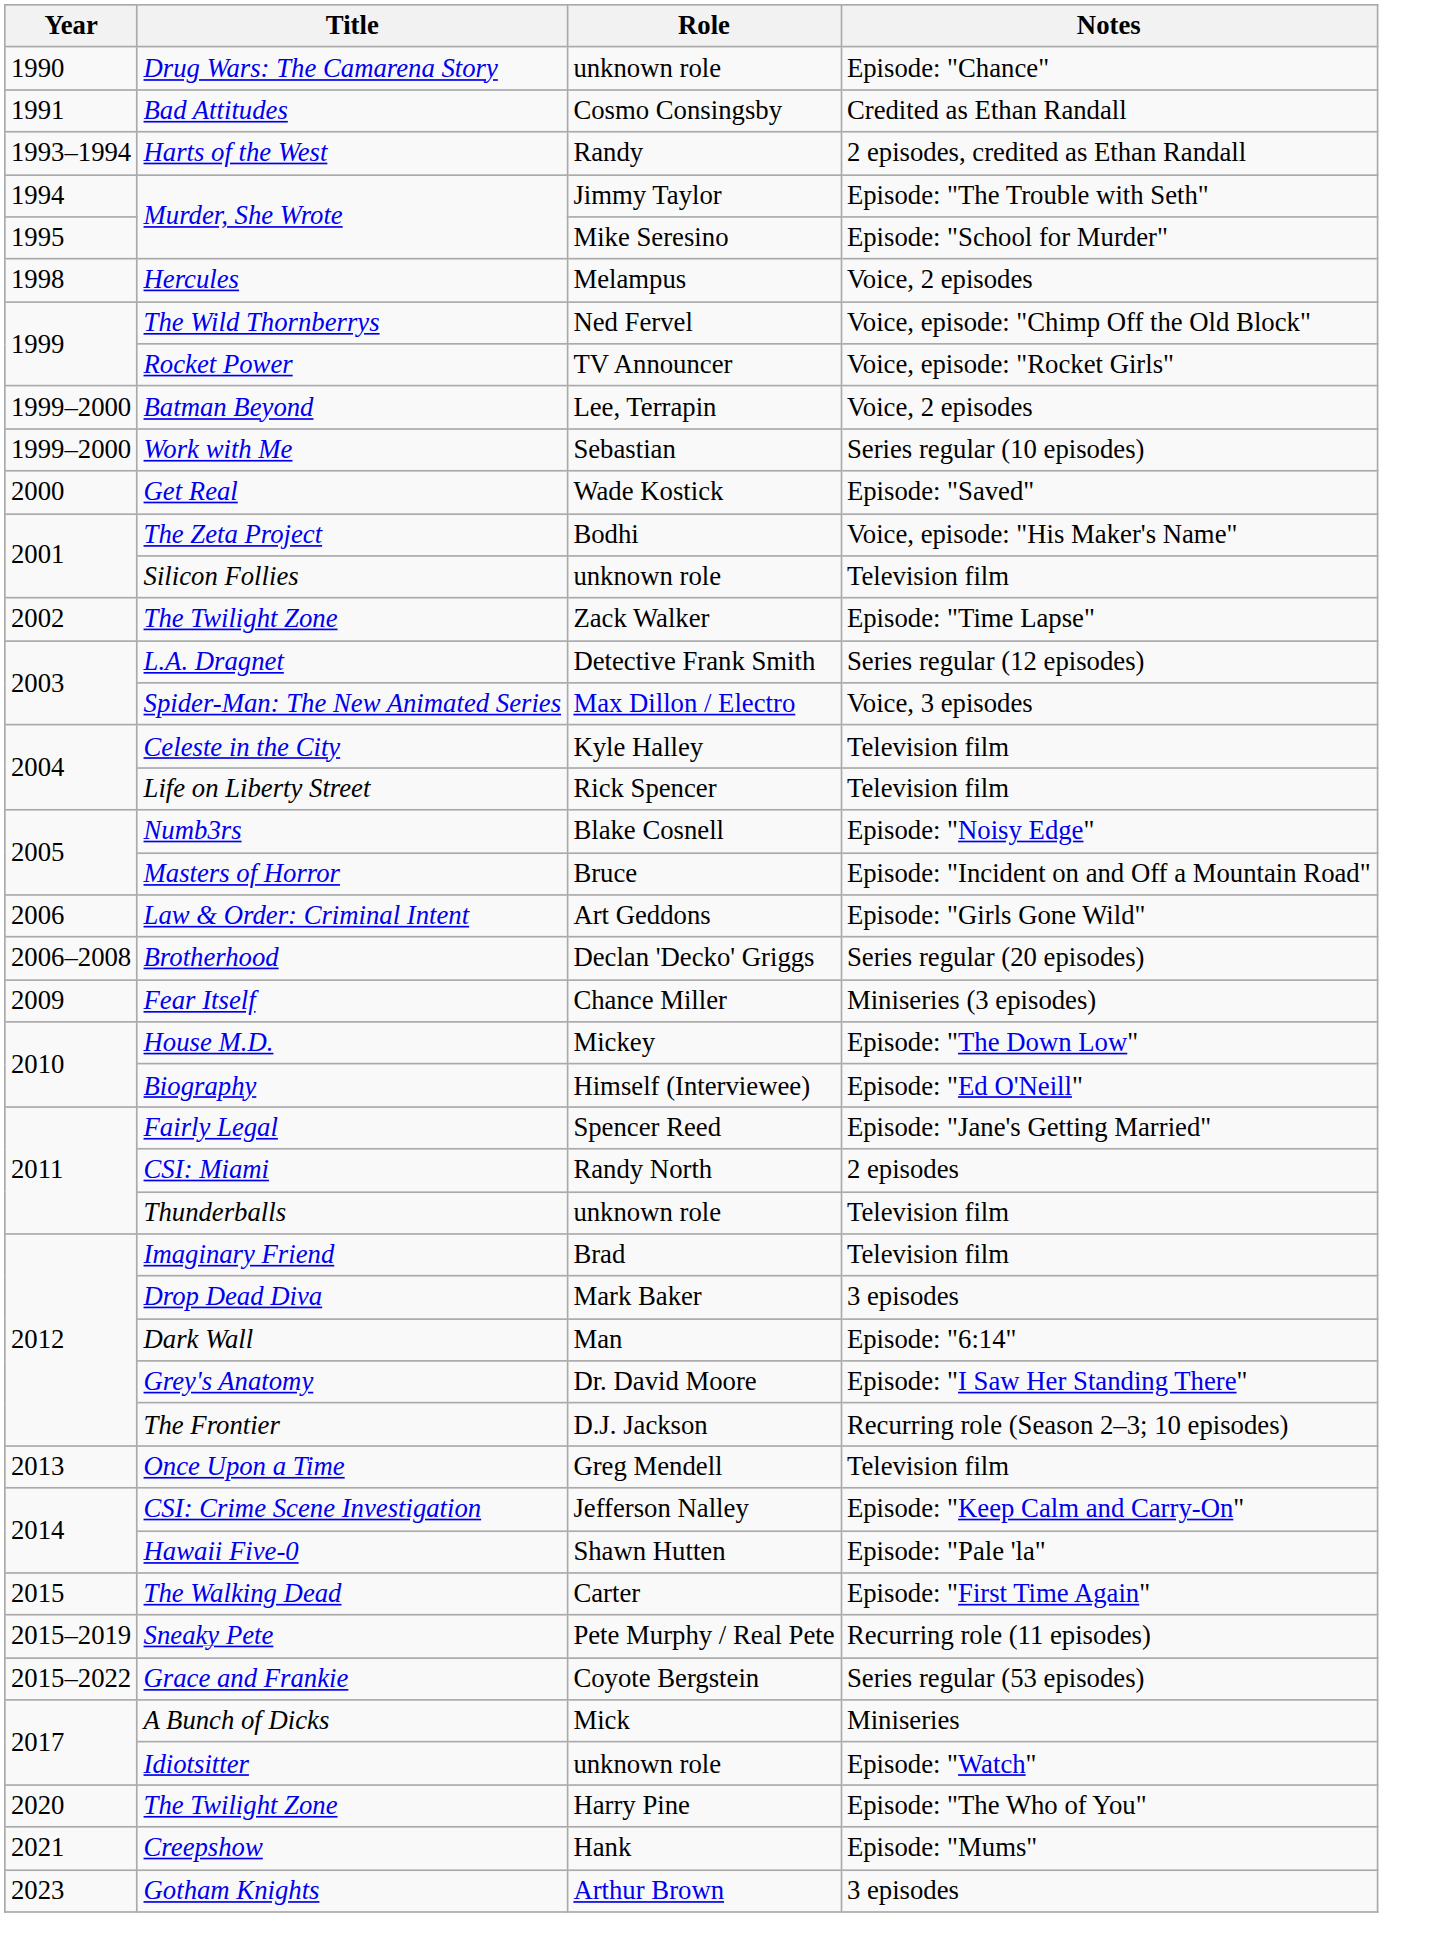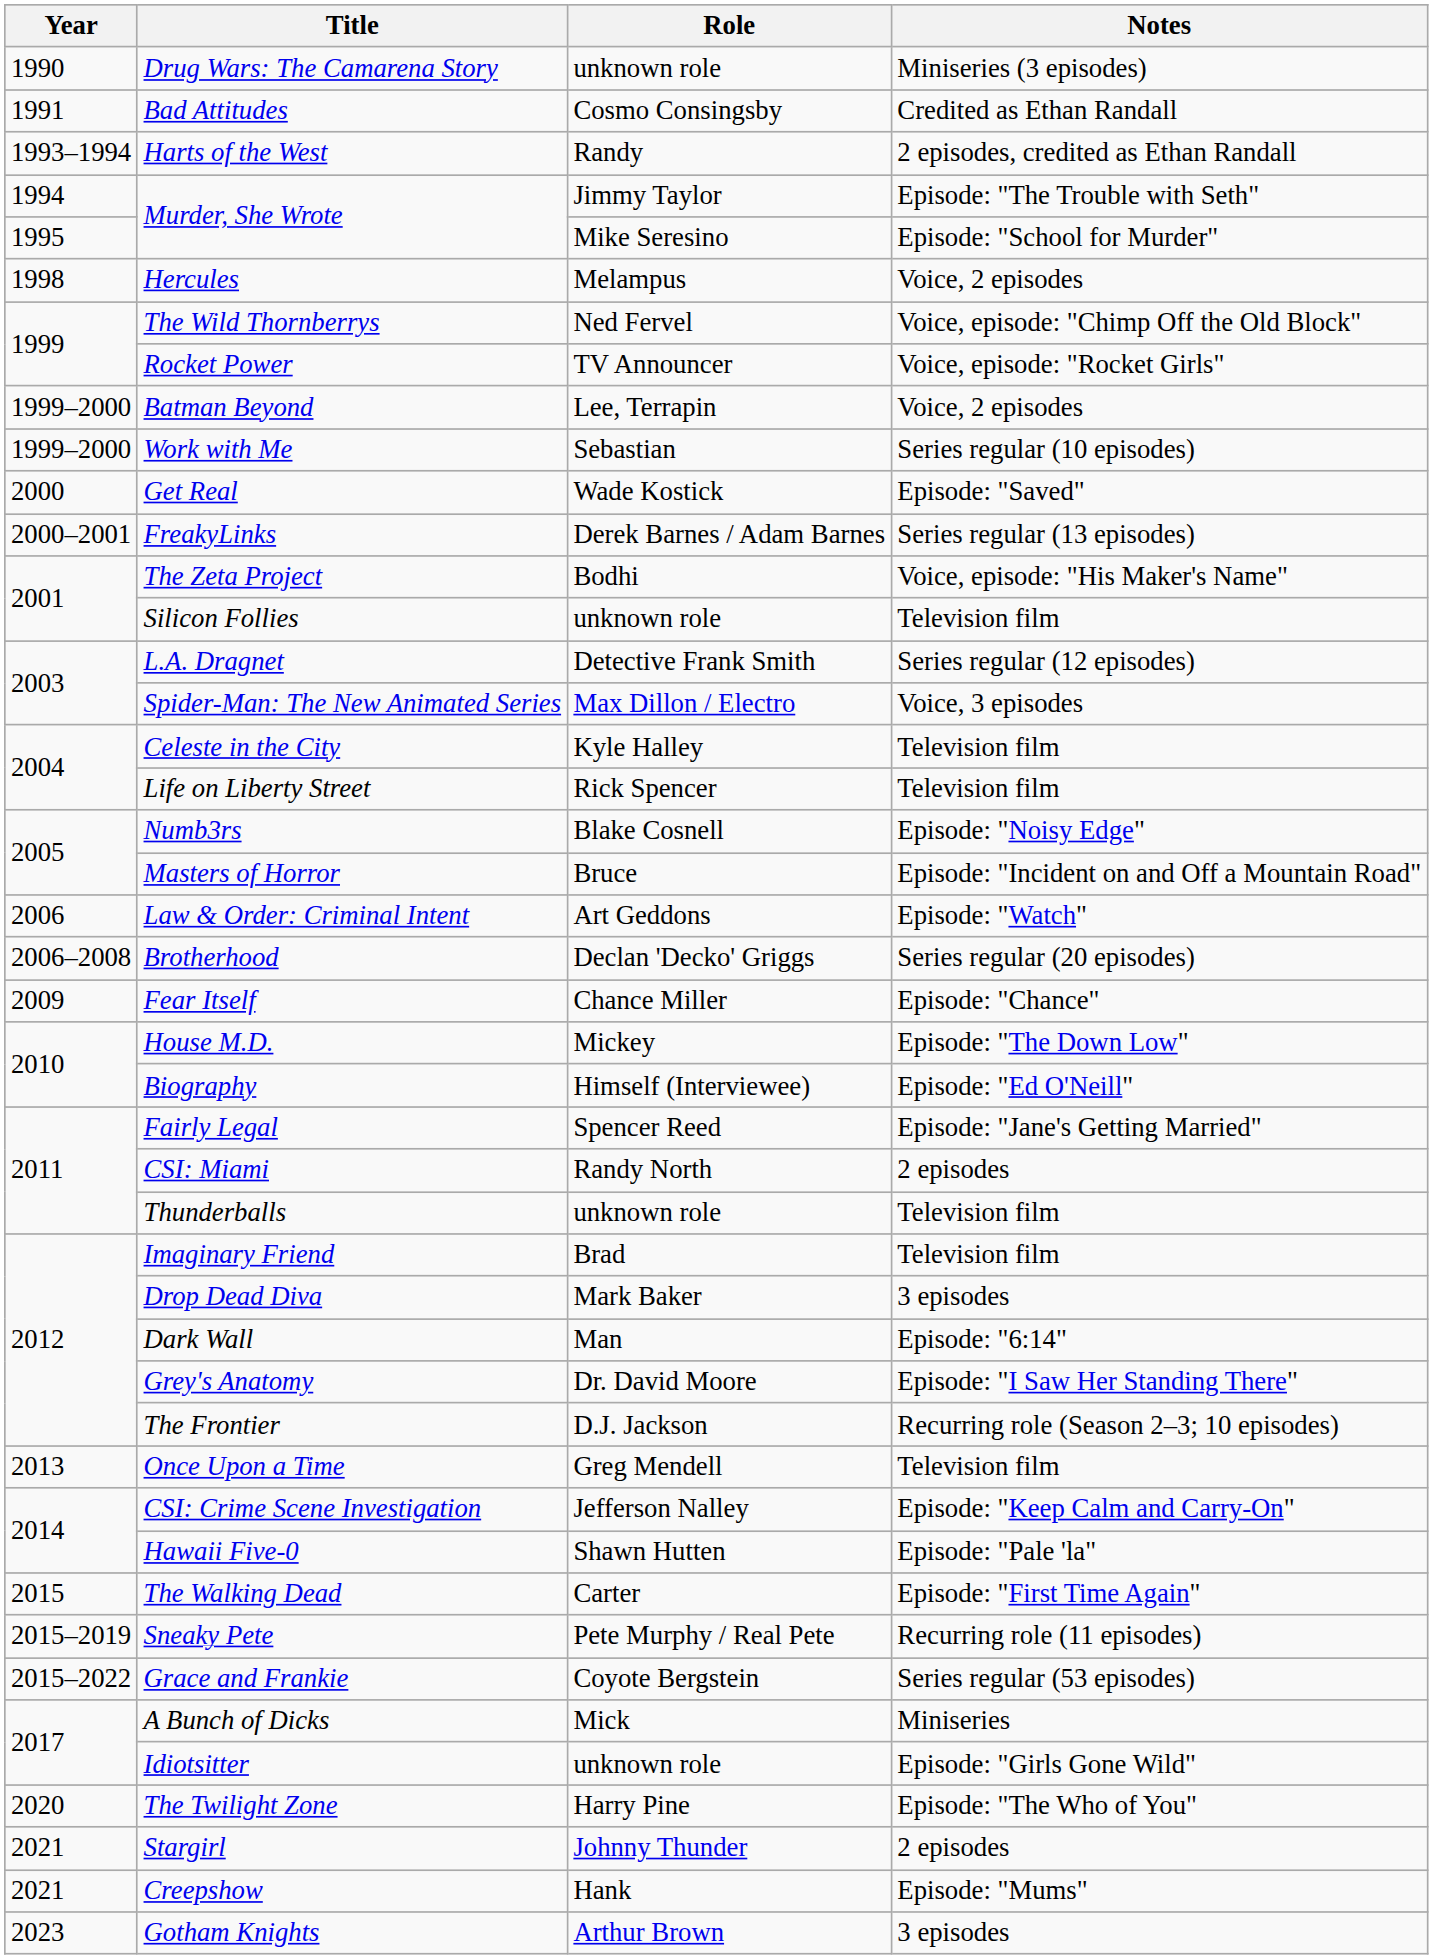(948, 68) Episode: "Chance" -> (1022, 68) Miniseries (3 episodes)
+ row: (210, 534)
- row: (241, 618)
(996, 915) Episode: "Girls Gone Wild" -> (992, 915) Episode: "Watch"
(972, 1000) Miniseries (3 episodes) -> (998, 1000) Episode: "Chance"
(942, 1763) Episode: "Watch" -> (1047, 1763) Episode: "Girls Gone Wild"
+ row: (185, 1847)
